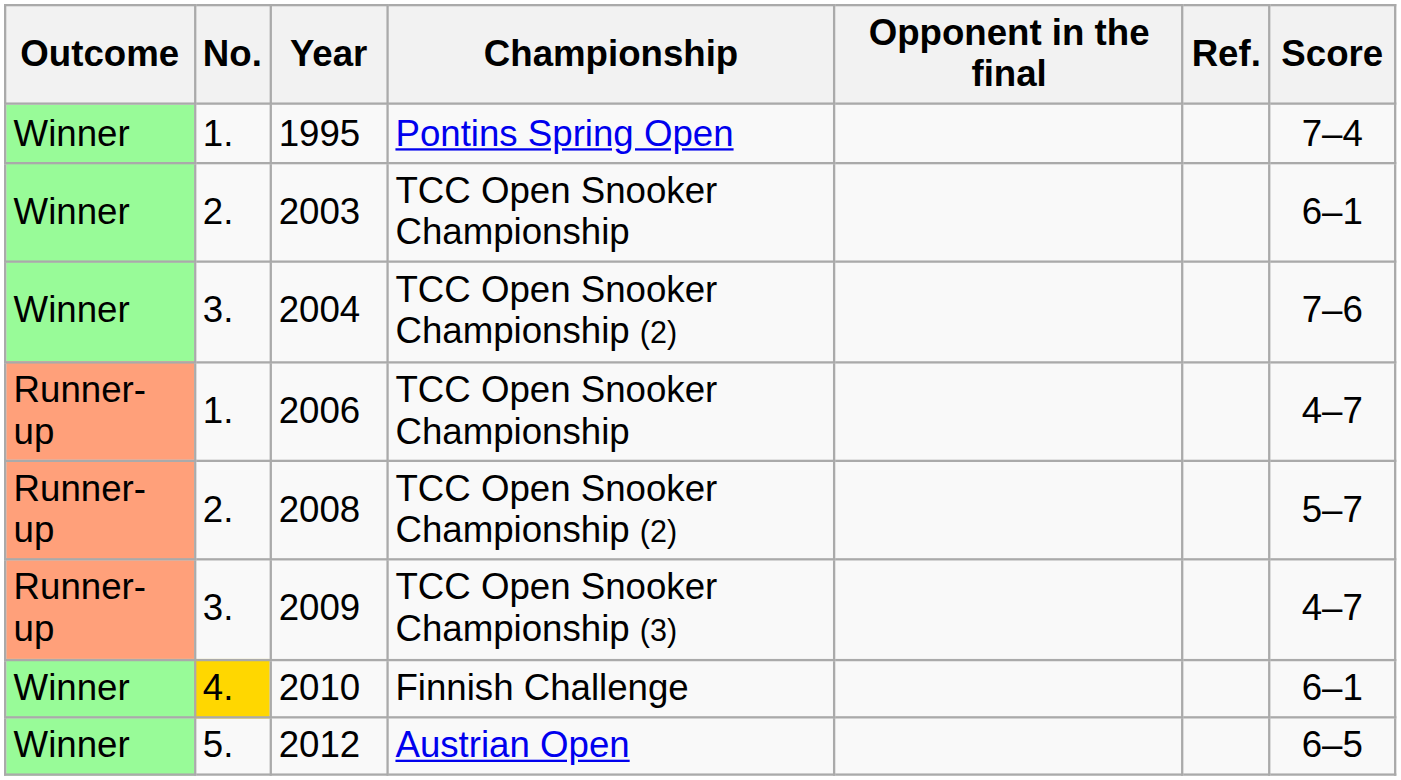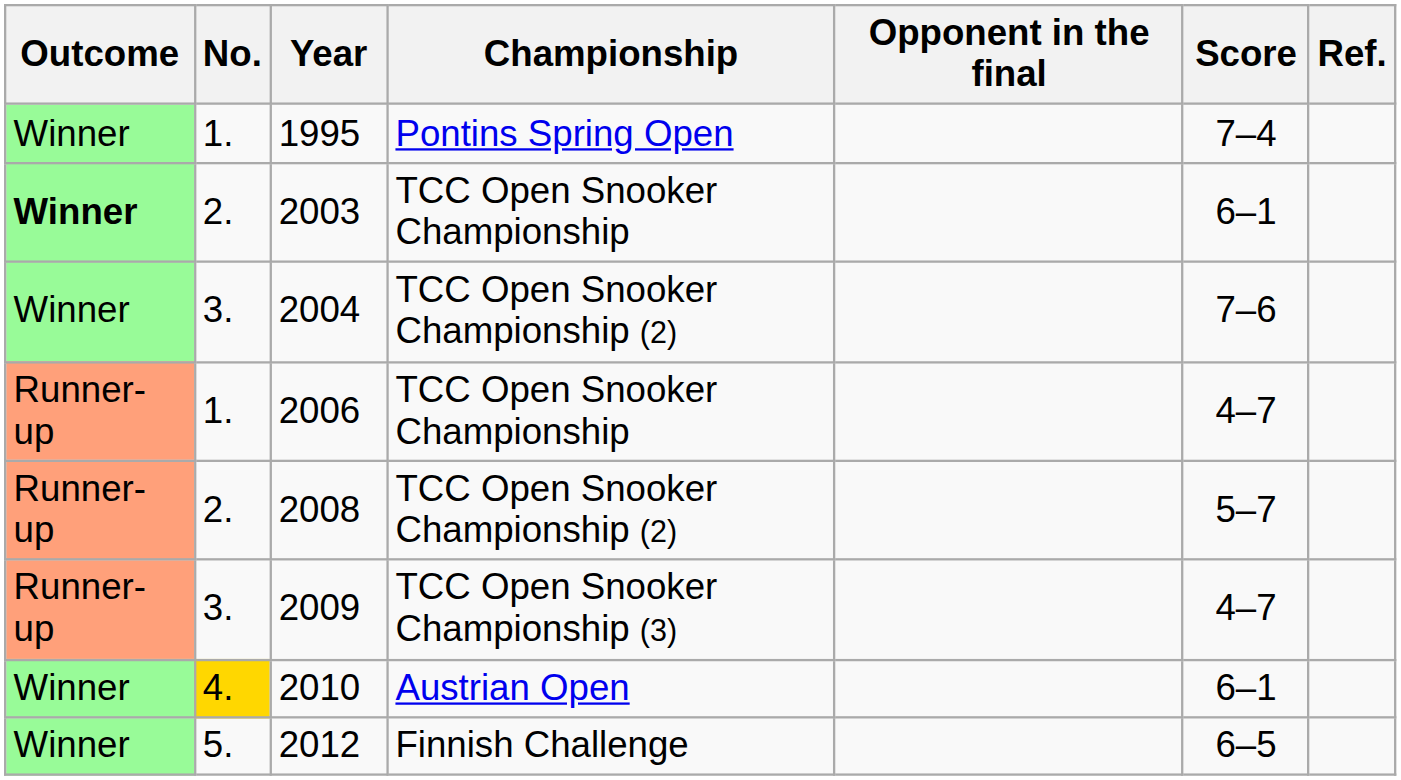columns swapped: (1332, 54) <-> (1226, 54)
(72, 211) normal -> (76, 211) bold
(542, 687) Finnish Challenge -> (513, 687) Austrian Open
(513, 745) Austrian Open -> (542, 745) Finnish Challenge
